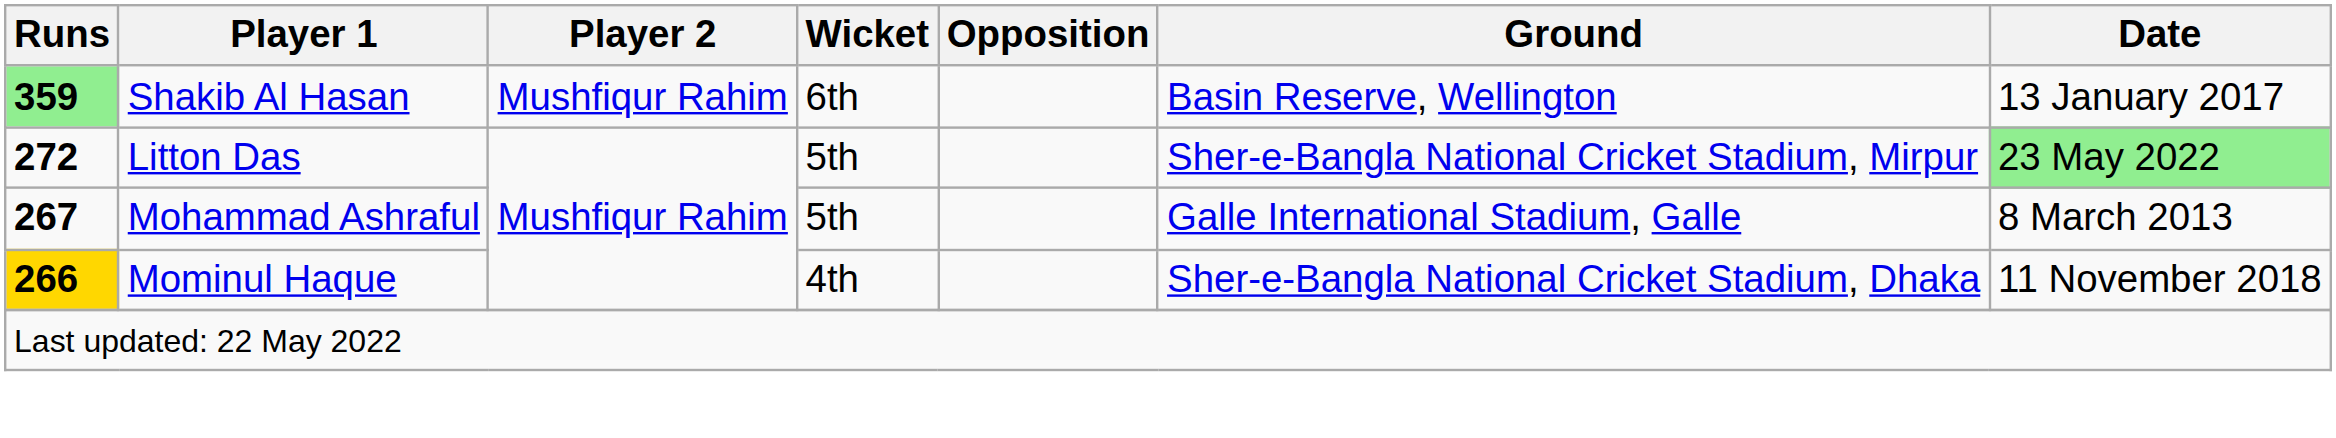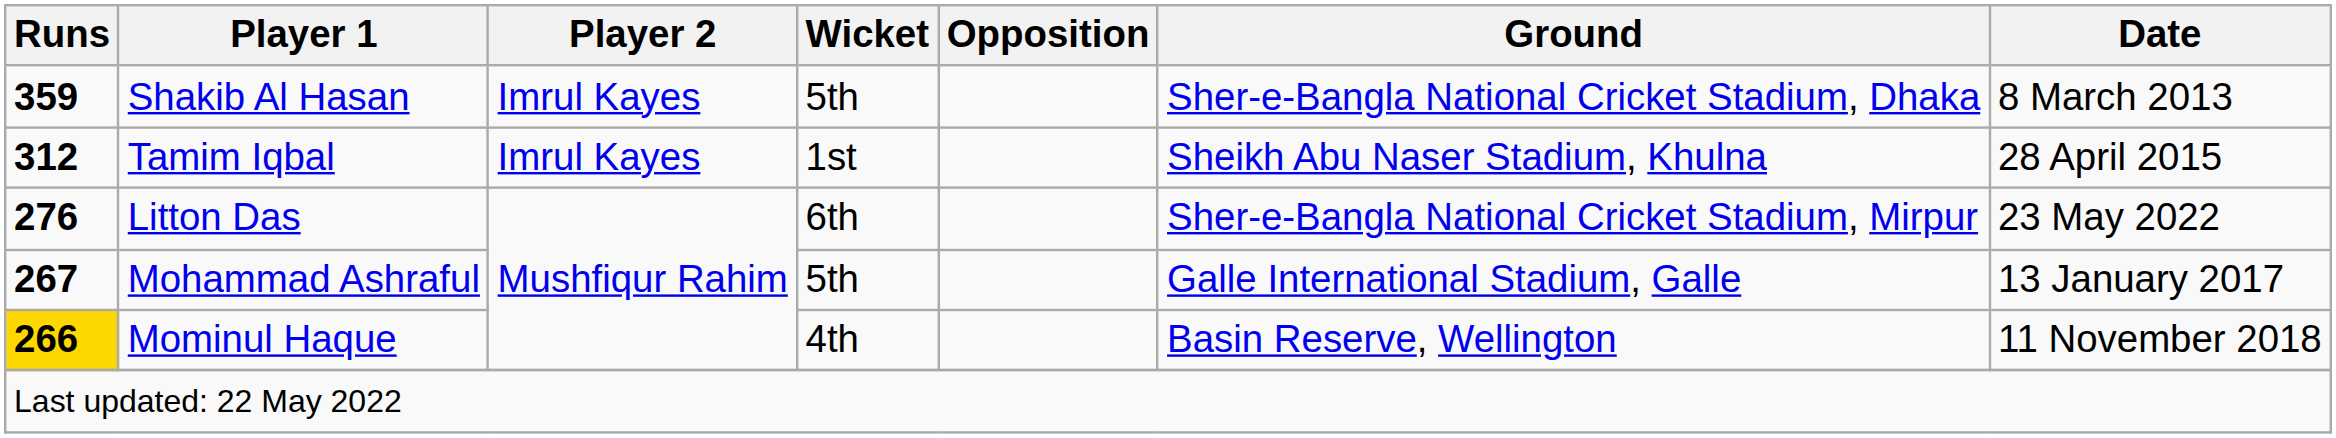(46, 95) lightgreen background -> (46, 95) no background
(643, 95) Mushfiqur Rahim -> (599, 95) Imrul Kayes
(832, 95) 6th -> (832, 95) 5th
(1392, 95) Basin Reserve, Wellington -> (1574, 95) Sher-e-Bangla National Cricket Stadium, Dhaka
(2141, 95) 13 January 2017 -> (2115, 95) 8 March 2013
+ row: (231, 156)
(46, 156) 272 -> (46, 217) 276
(832, 156) 5th -> (832, 217) 6th
(2109, 156) lightgreen background -> (2109, 217) no background
(2115, 217) 8 March 2013 -> (2141, 278) 13 January 2017
(1574, 278) Sher-e-Bangla National Cricket Stadium, Dhaka -> (1392, 339) Basin Reserve, Wellington
